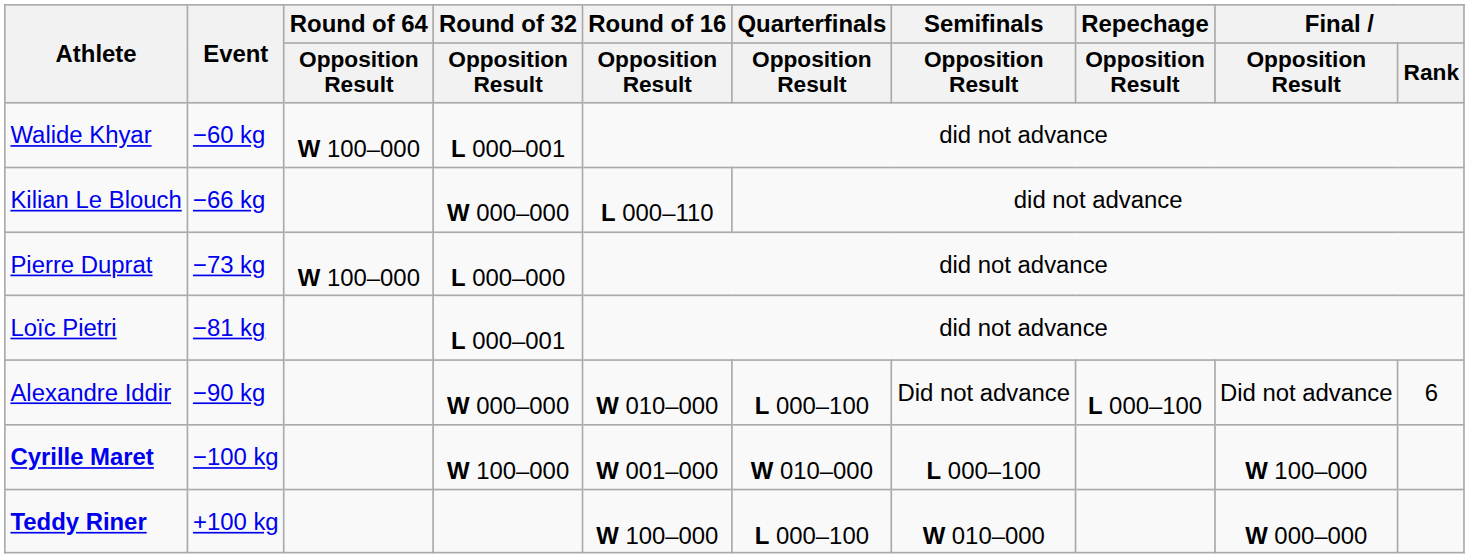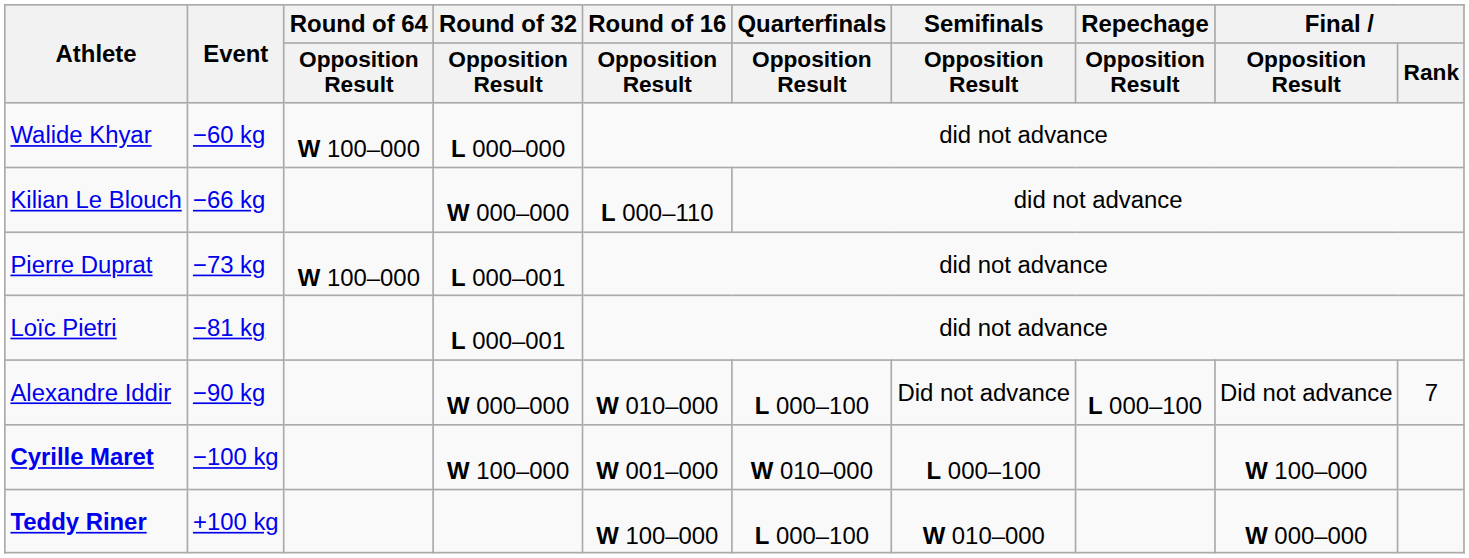(508, 149) L 000–001 -> (508, 149) L 000–000
(508, 278) L 000–000 -> (508, 278) L 000–001
(1431, 393) 6 -> (1431, 393) 7
